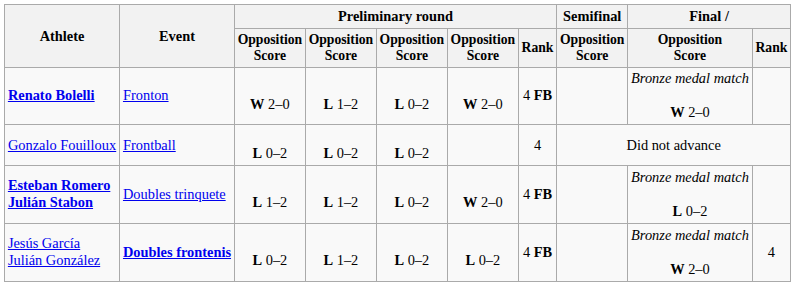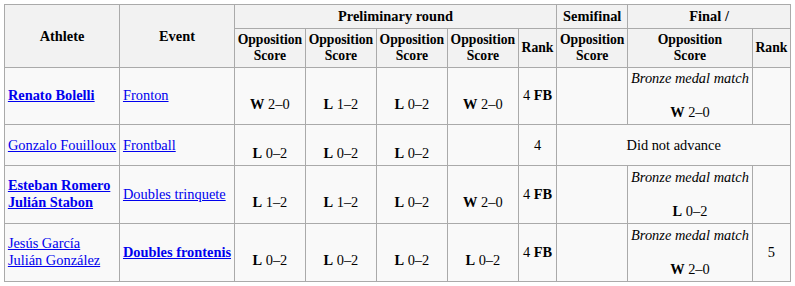(341, 260) L 1–2 -> (341, 260) L 0–2
(771, 252) 4 -> (771, 252) 5
